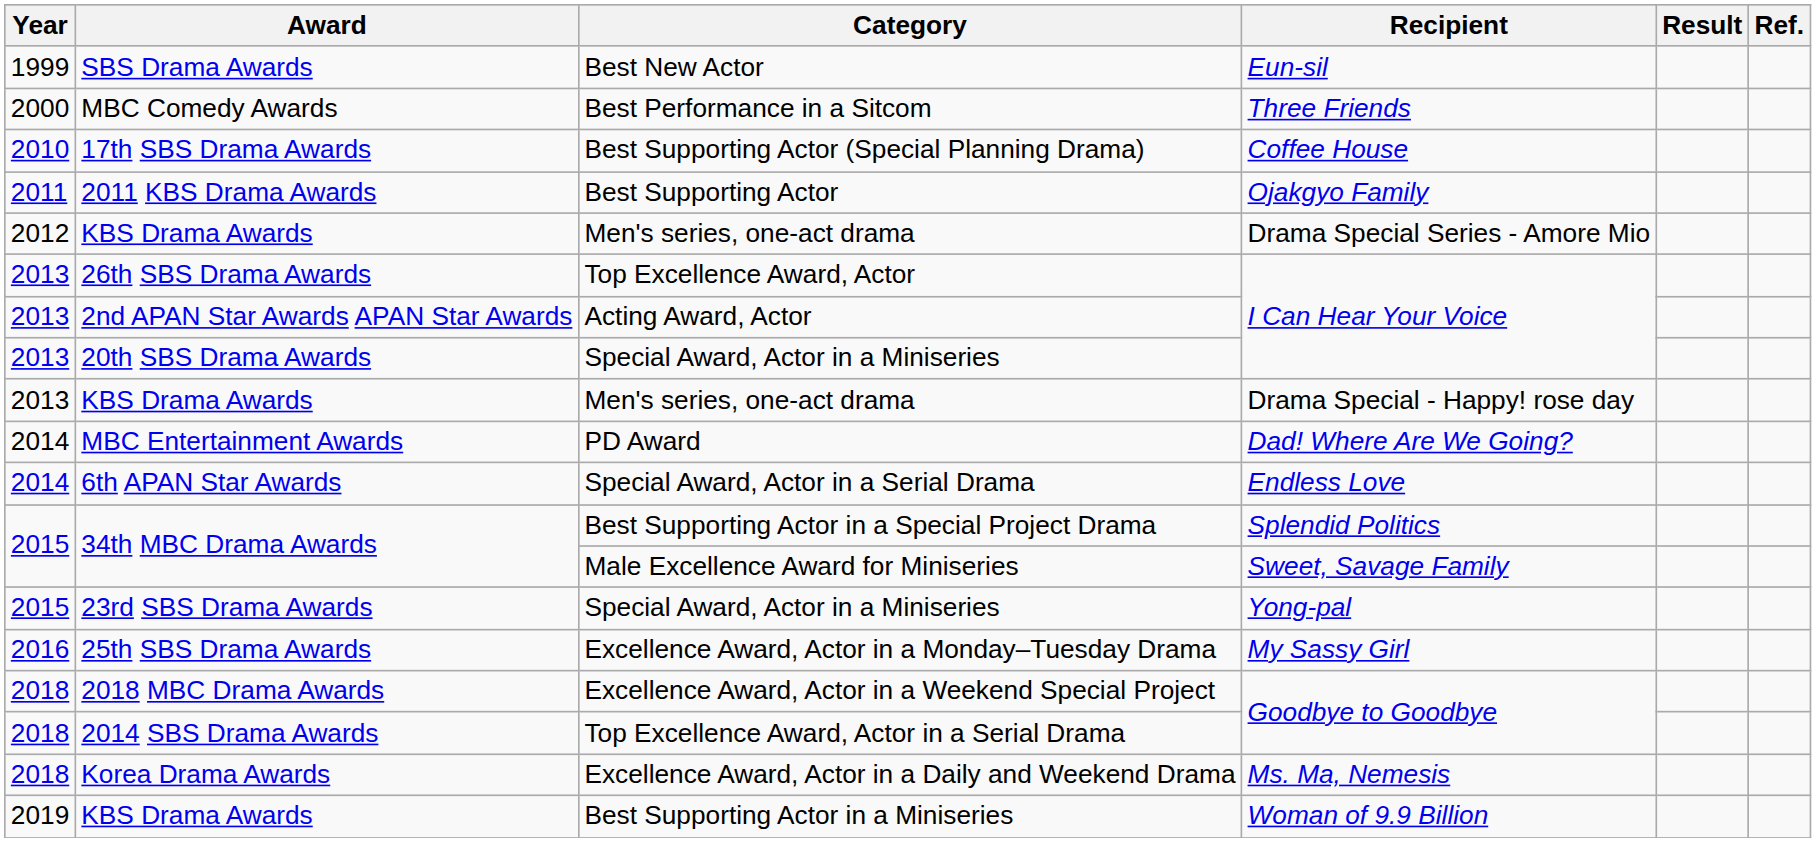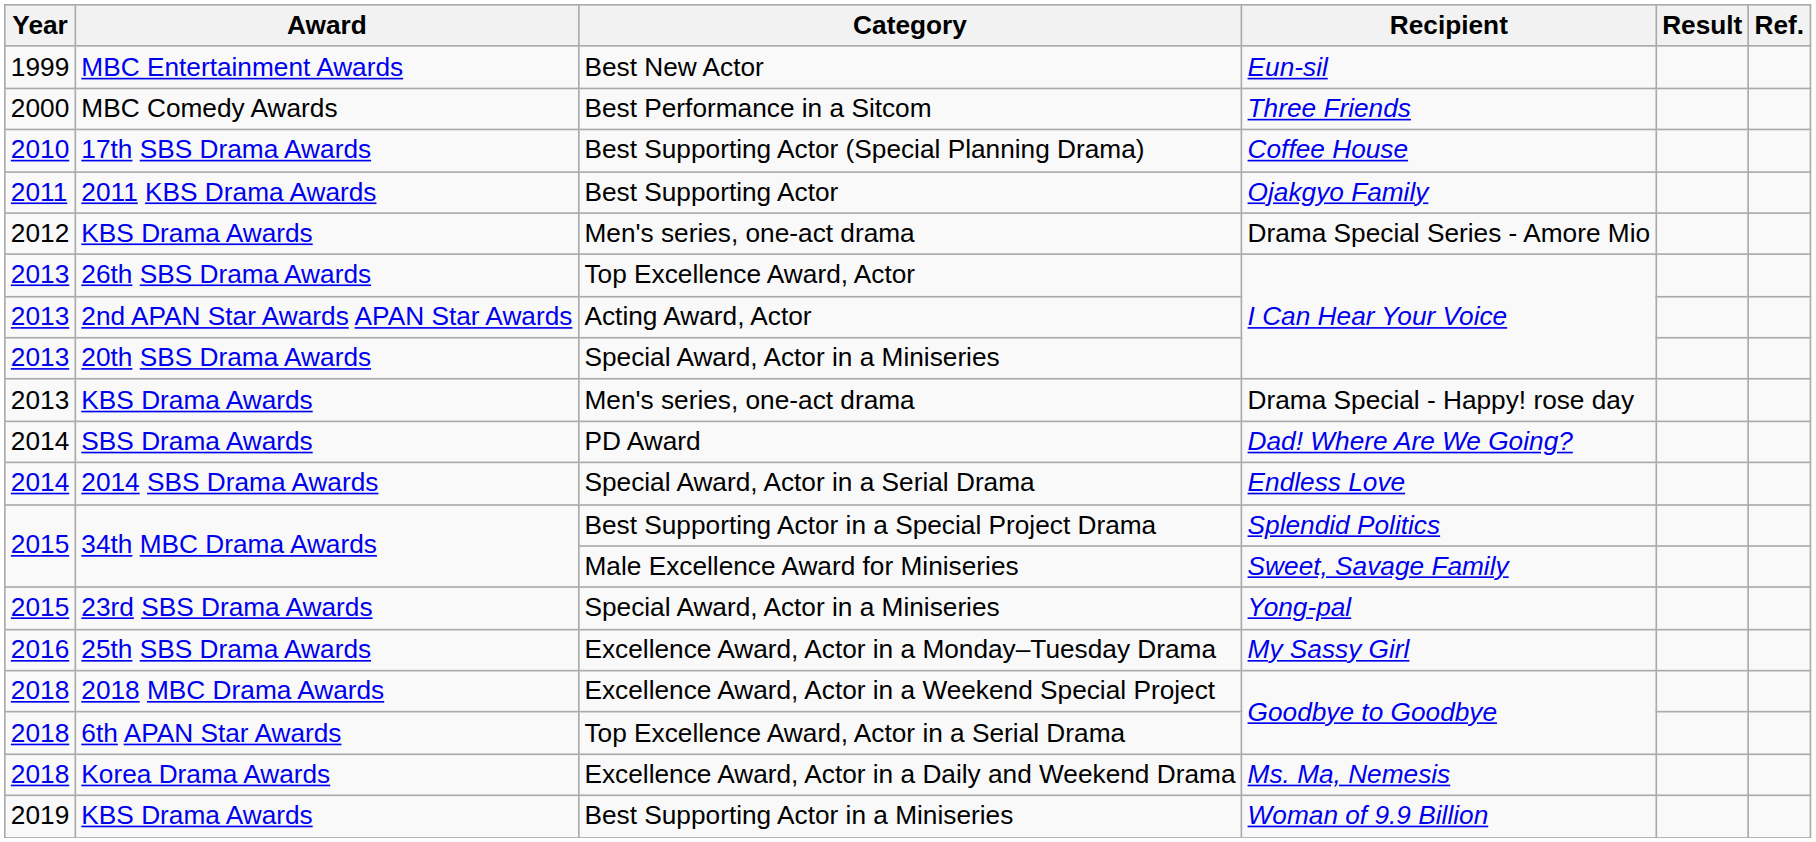(197, 66) SBS Drama Awards -> (242, 66) MBC Entertainment Awards
(242, 441) MBC Entertainment Awards -> (197, 441) SBS Drama Awards
(211, 483) 6th APAN Star Awards -> (230, 483) 2014 SBS Drama Awards
(230, 732) 2014 SBS Drama Awards -> (211, 732) 6th APAN Star Awards
